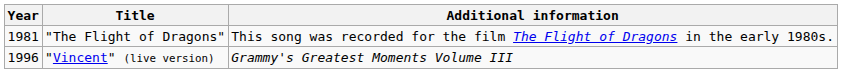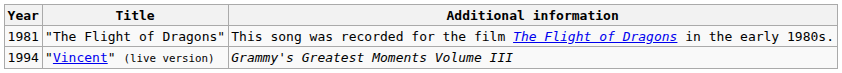(23, 57) 1996 -> (23, 57) 1994
